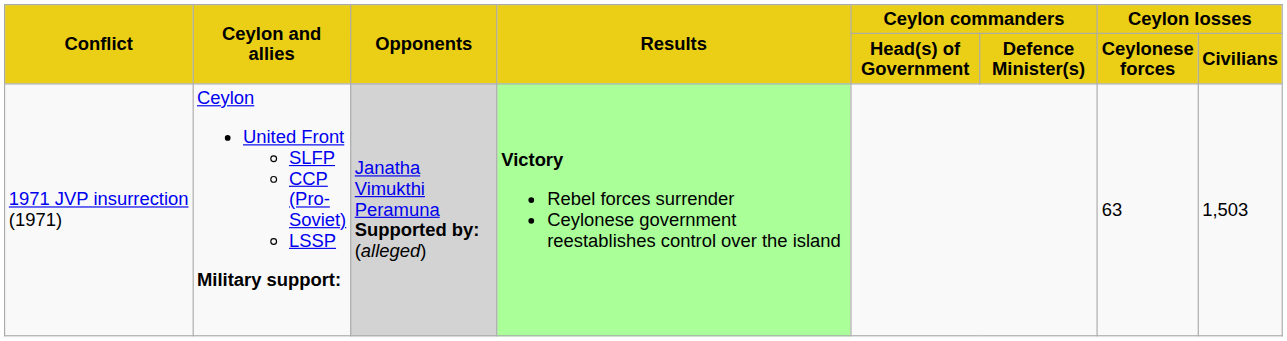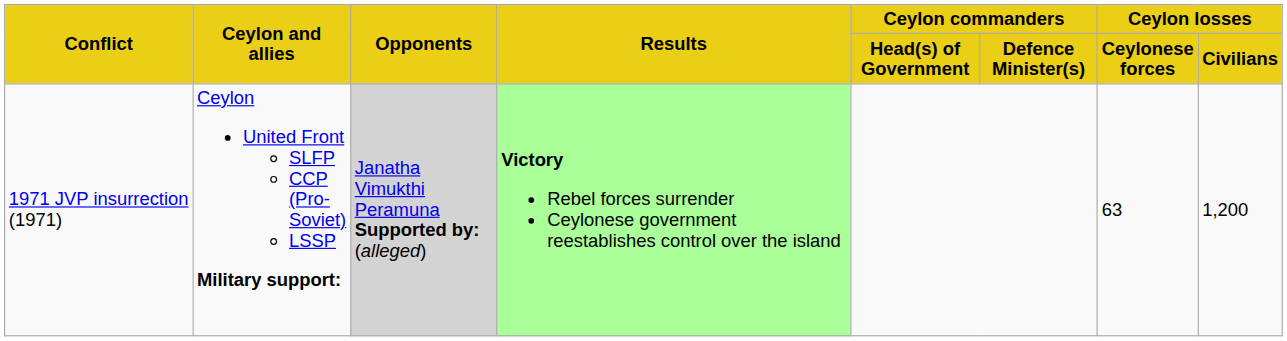(1225, 209) 1,503 -> (1225, 209) 1,200
